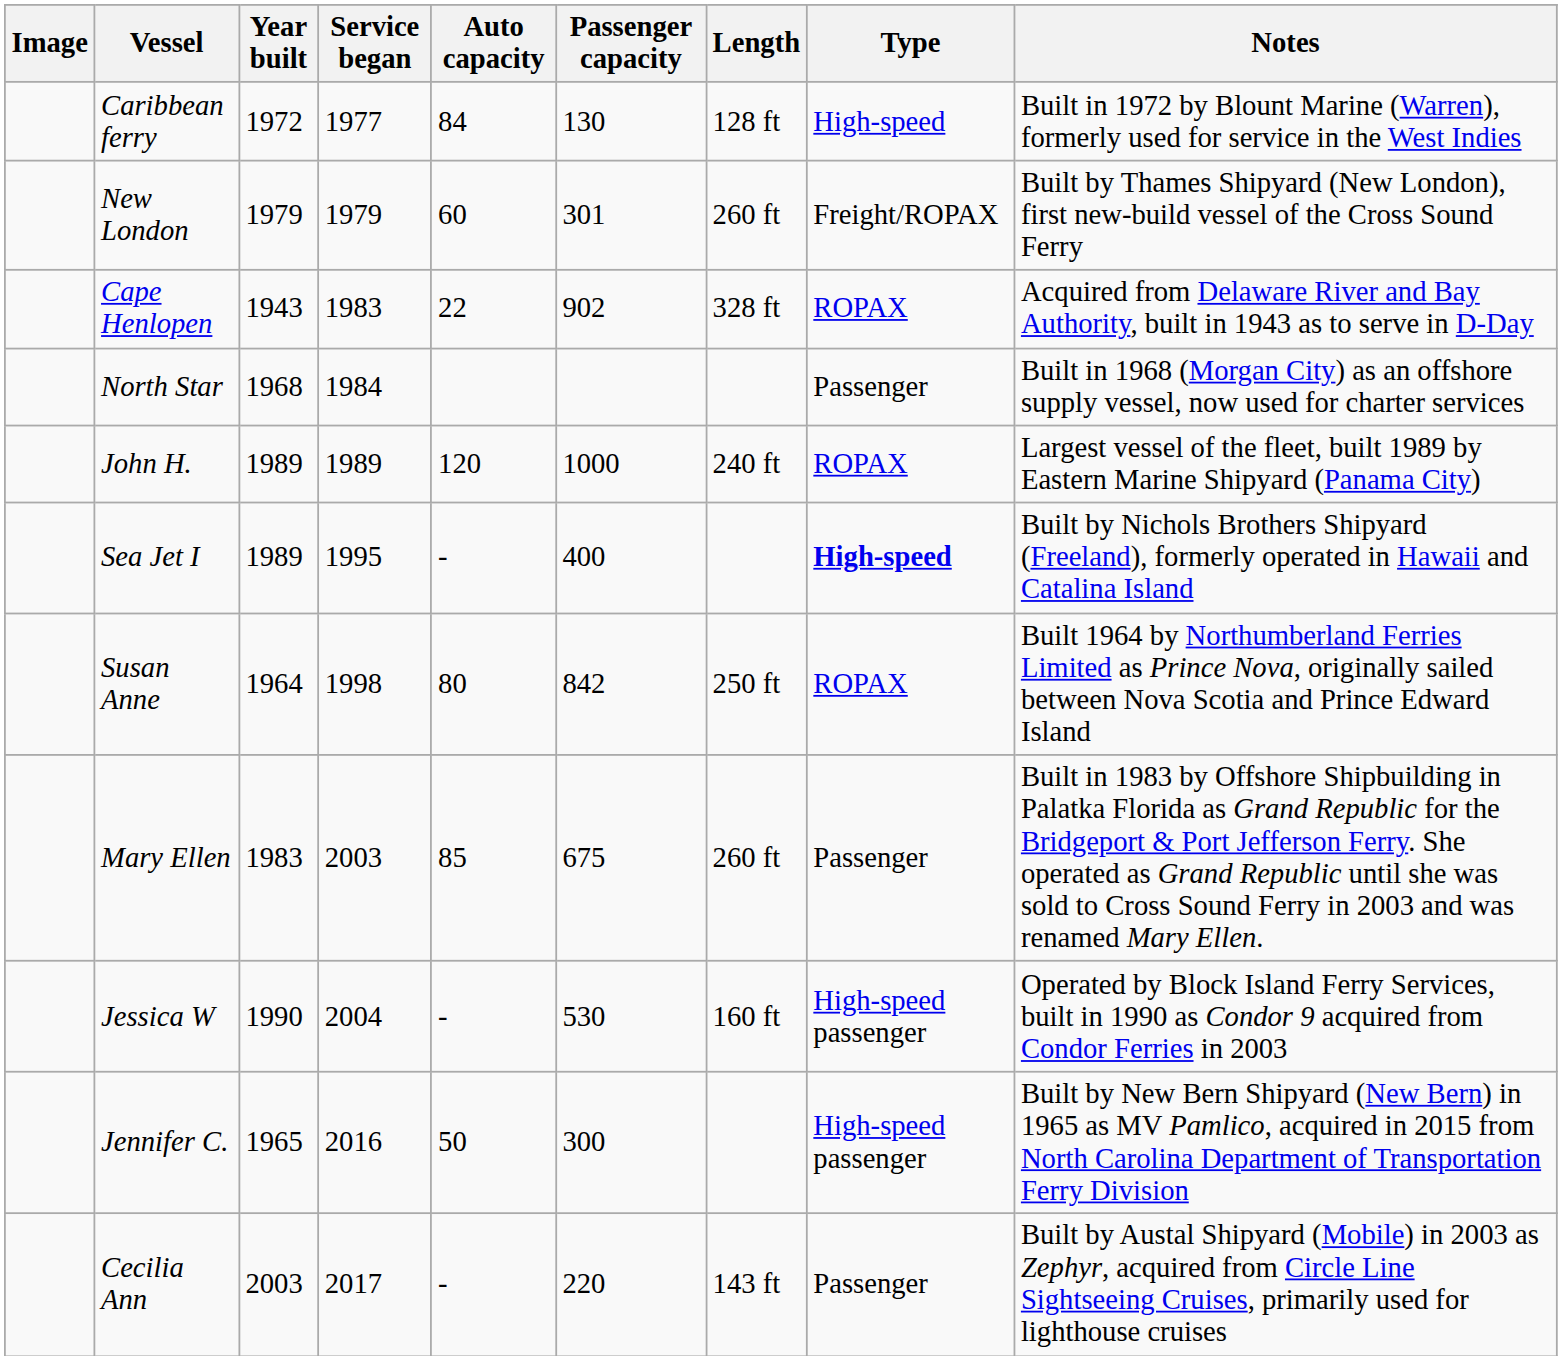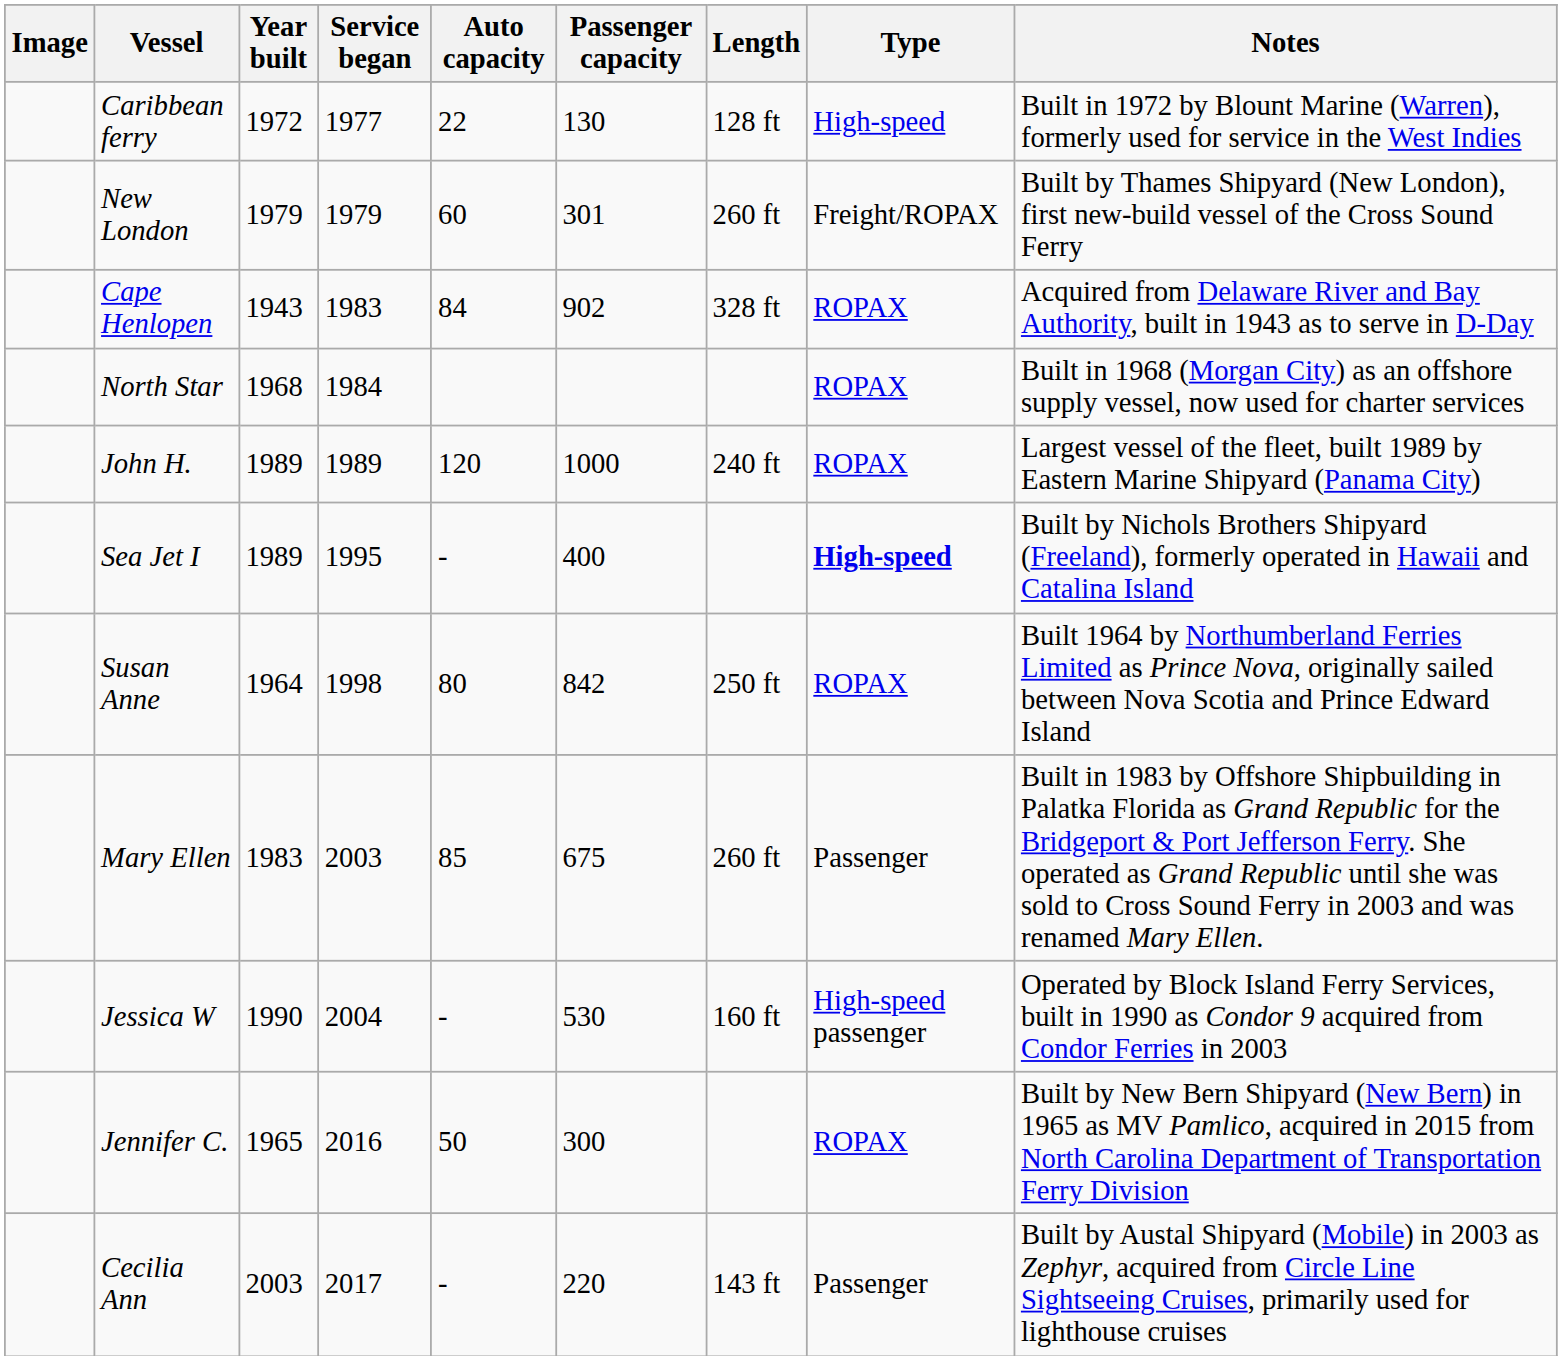(452, 120) 84 -> (452, 120) 22
(452, 308) 22 -> (452, 308) 84
(871, 386) Passenger -> (861, 386) ROPAX
(879, 1141) High-speed passenger -> (861, 1141) ROPAX
